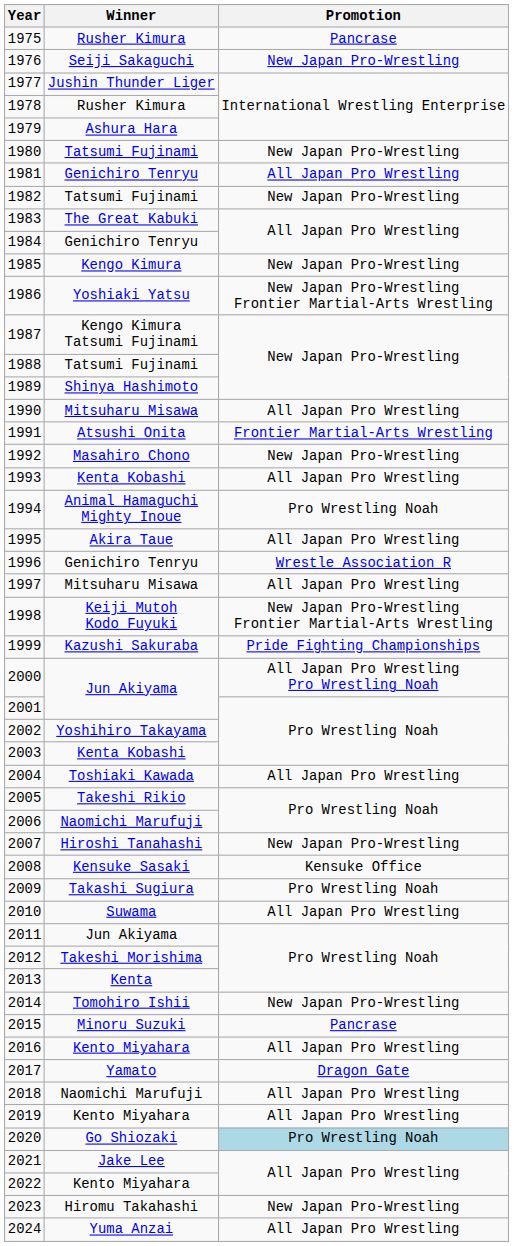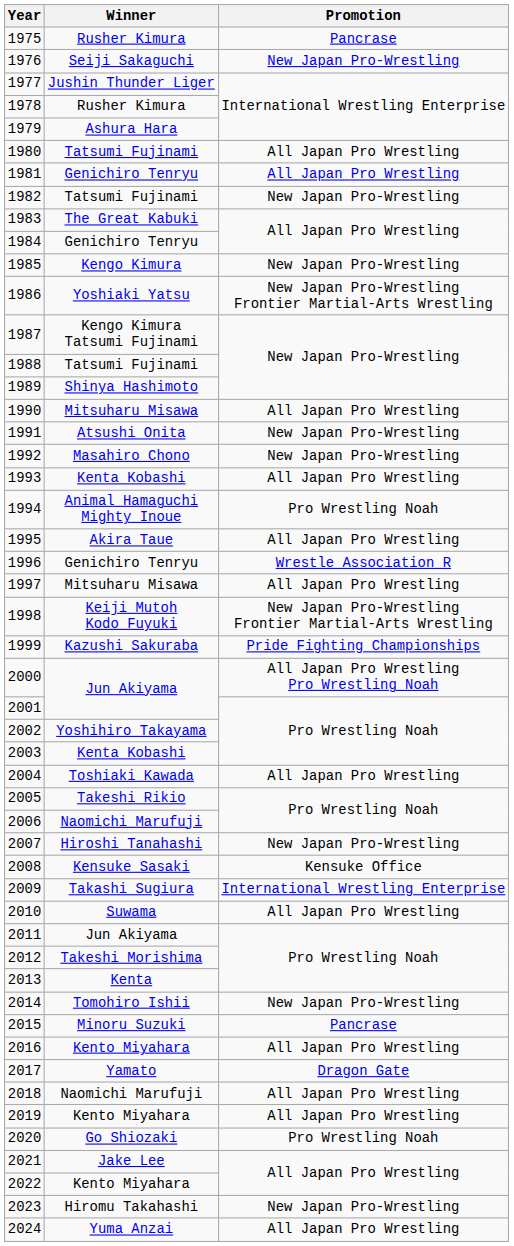(363, 152) New Japan Pro-Wrestling -> (363, 152) All Japan Pro Wrestling
(363, 433) Frontier Martial-Arts Wrestling -> (363, 433) New Japan Pro-Wrestling
(363, 890) Pro Wrestling Noah -> (363, 890) International Wrestling Enterprise
(363, 1139) lightblue background -> (363, 1139) no background
